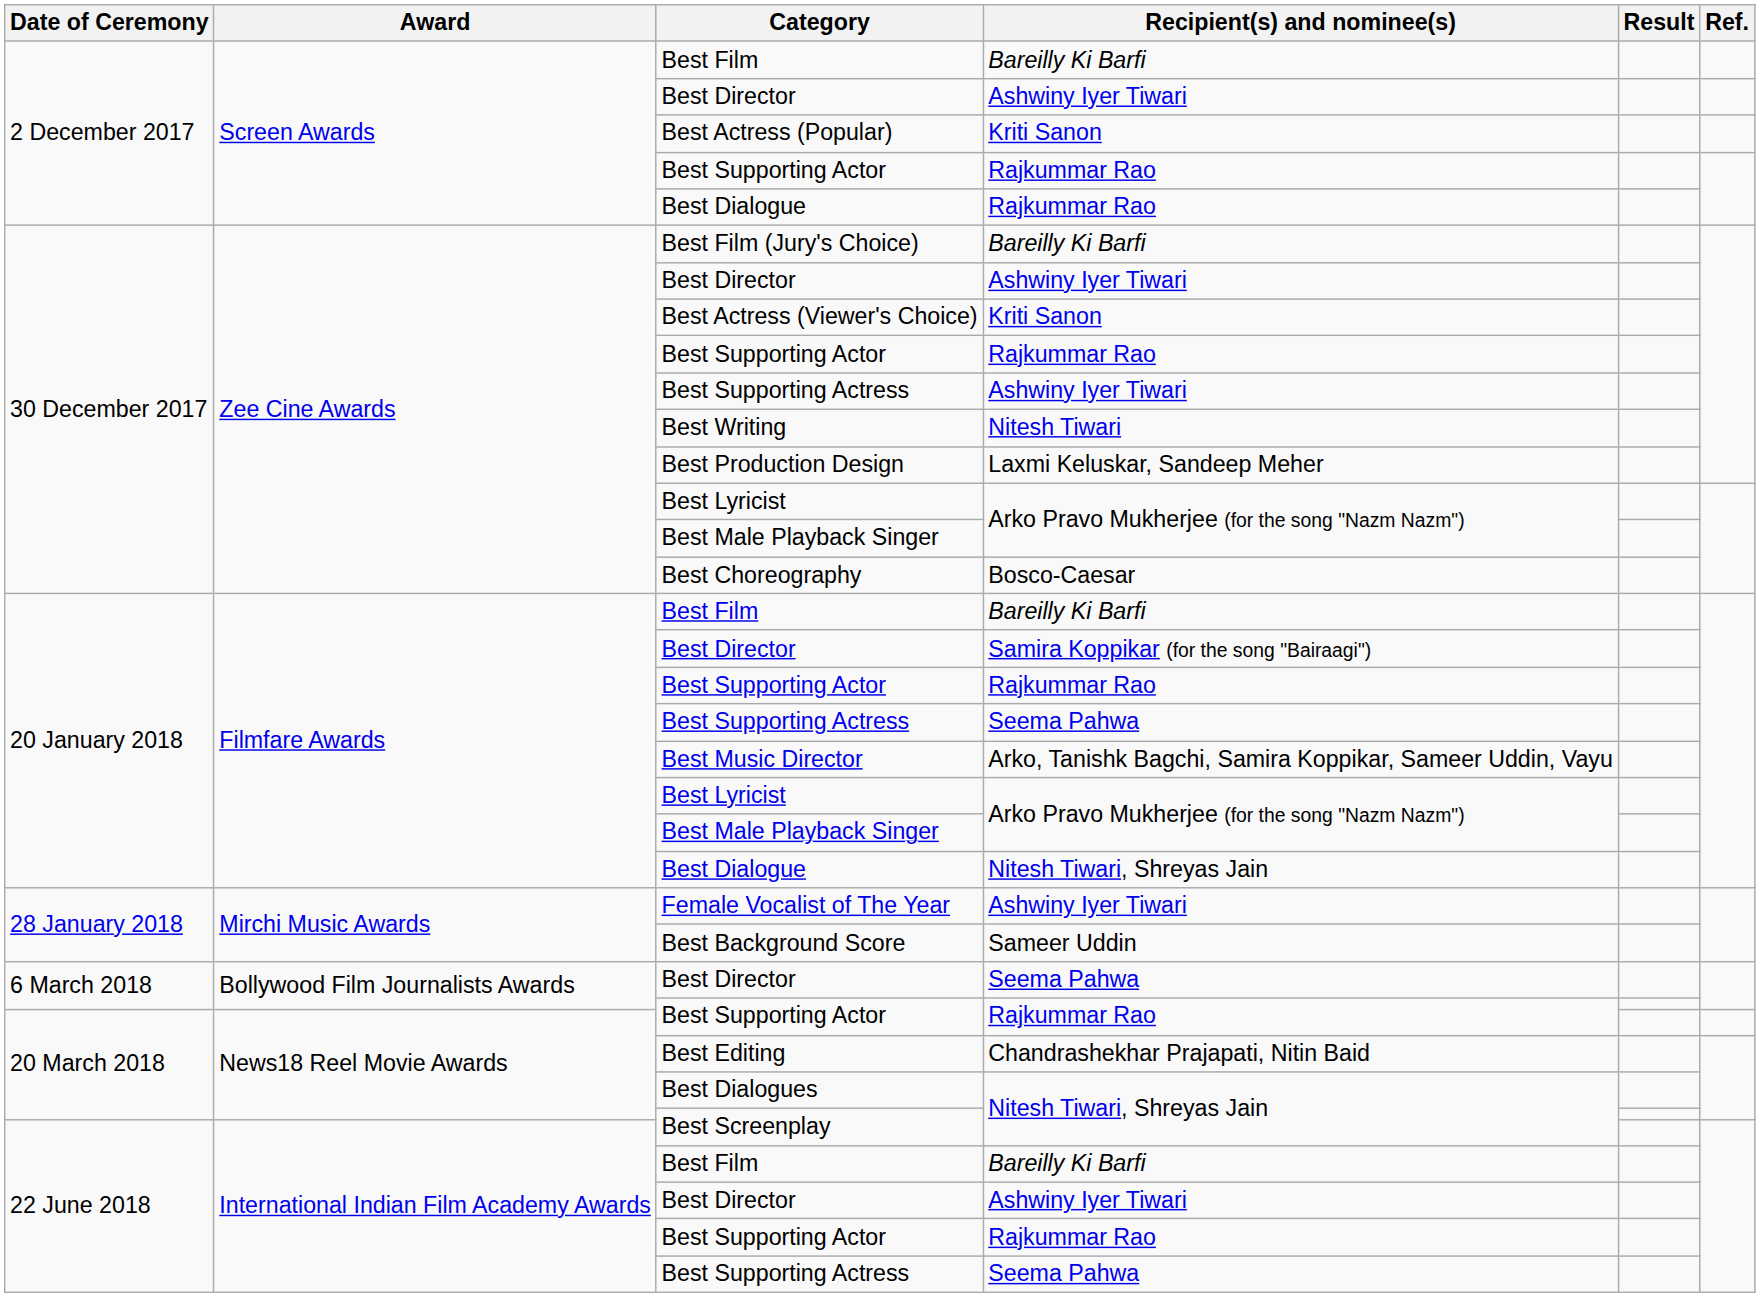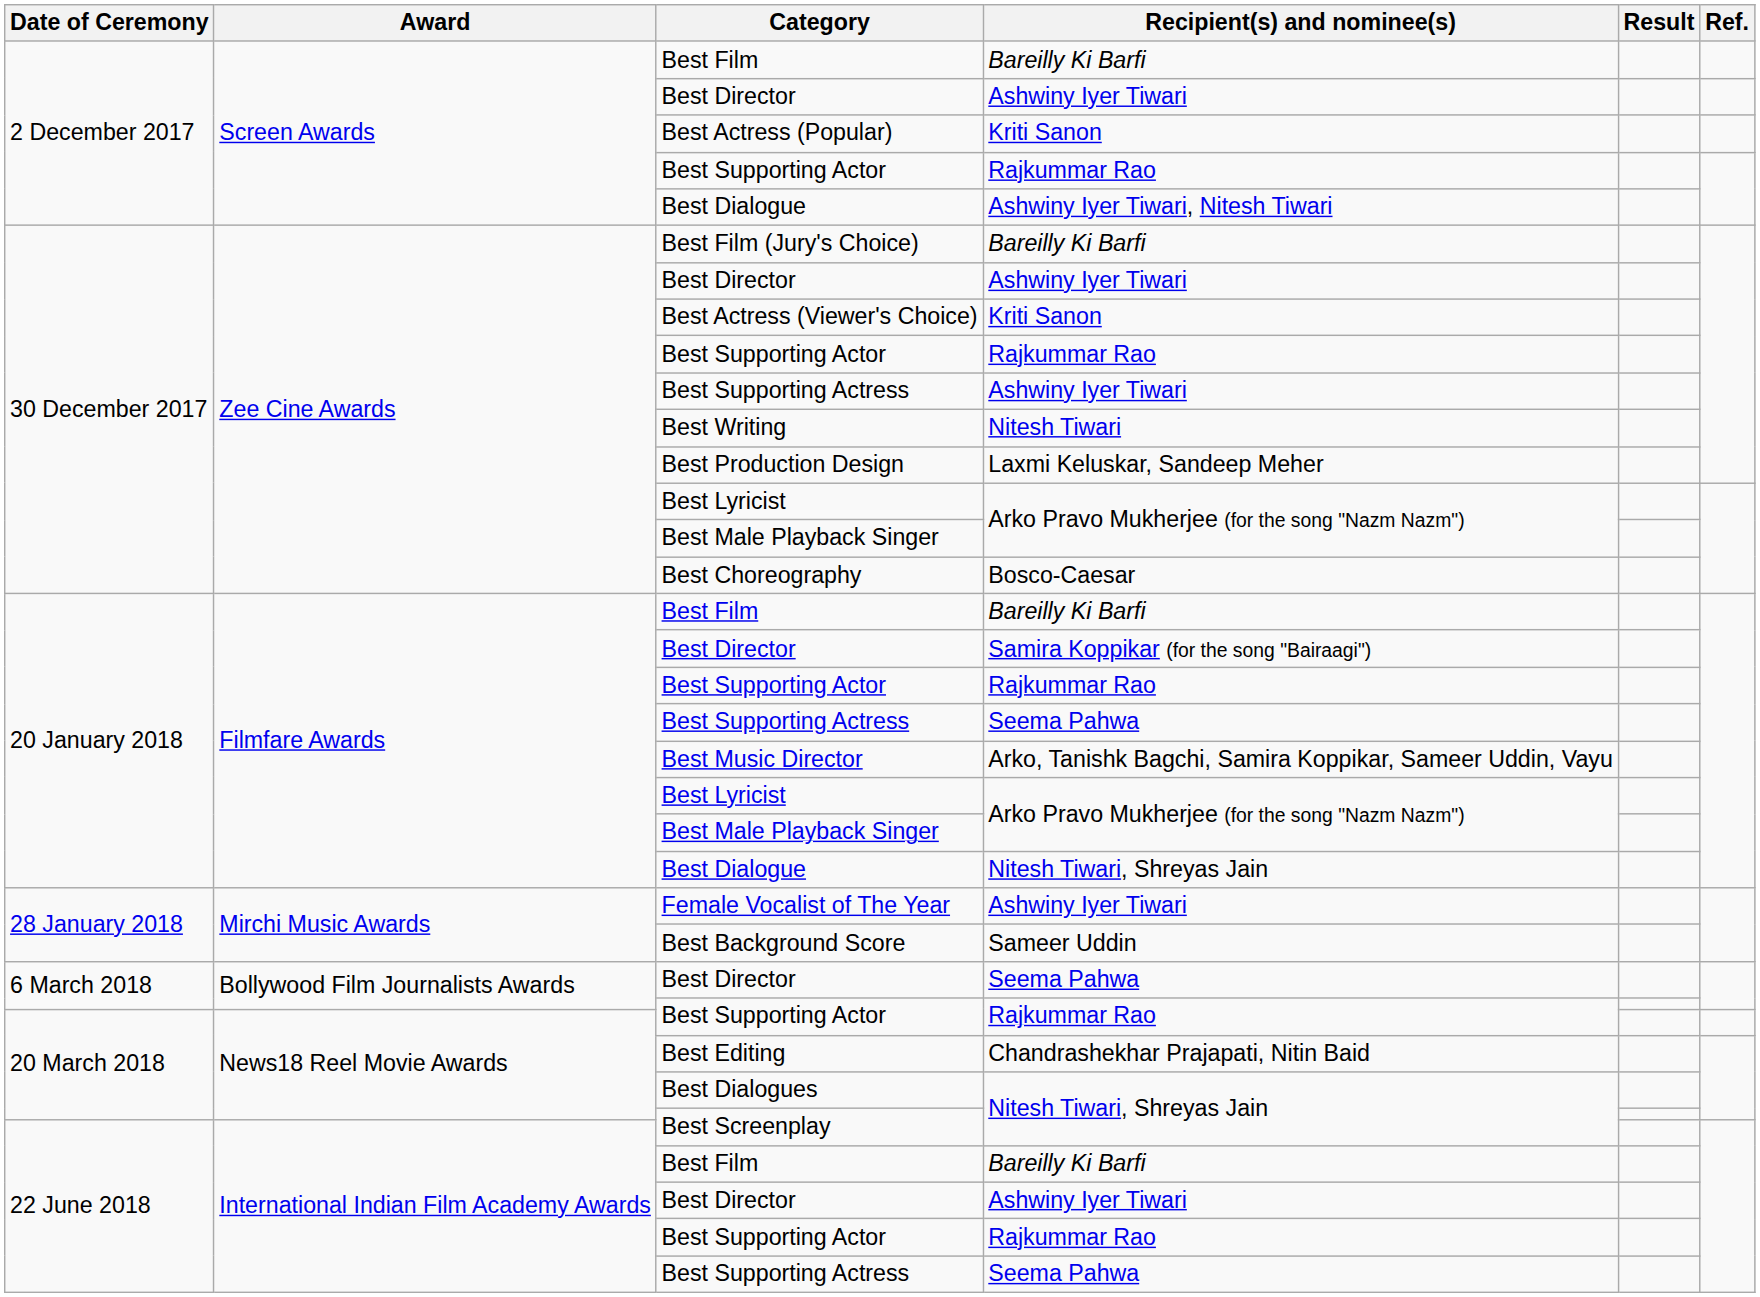(1072, 206) Rajkummar Rao -> (1164, 206) Ashwiny Iyer Tiwari, Nitesh Tiwari
